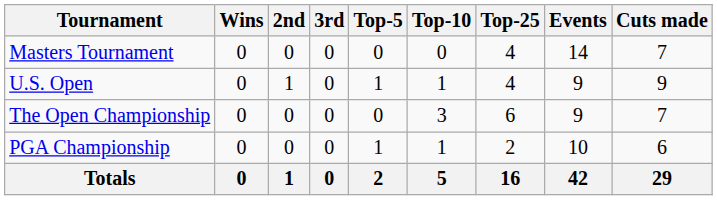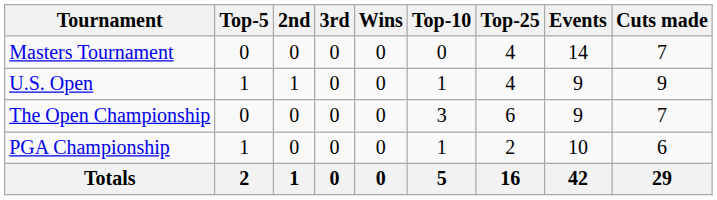columns swapped: (242, 20) <-> (378, 20)
